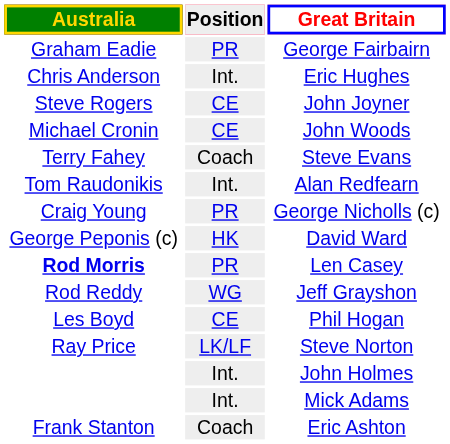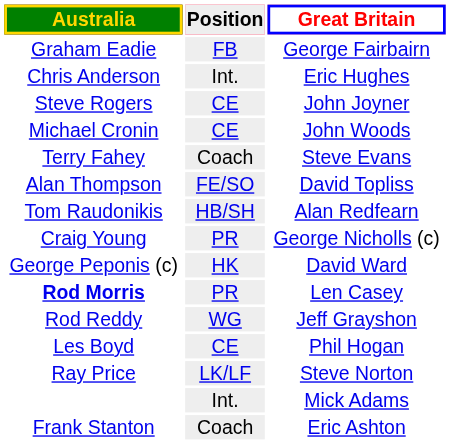(225, 49) PR -> (225, 49) FB
+ row: (357, 184)
(225, 184) Int. -> (225, 211) HB/SH
- row: (357, 373)
